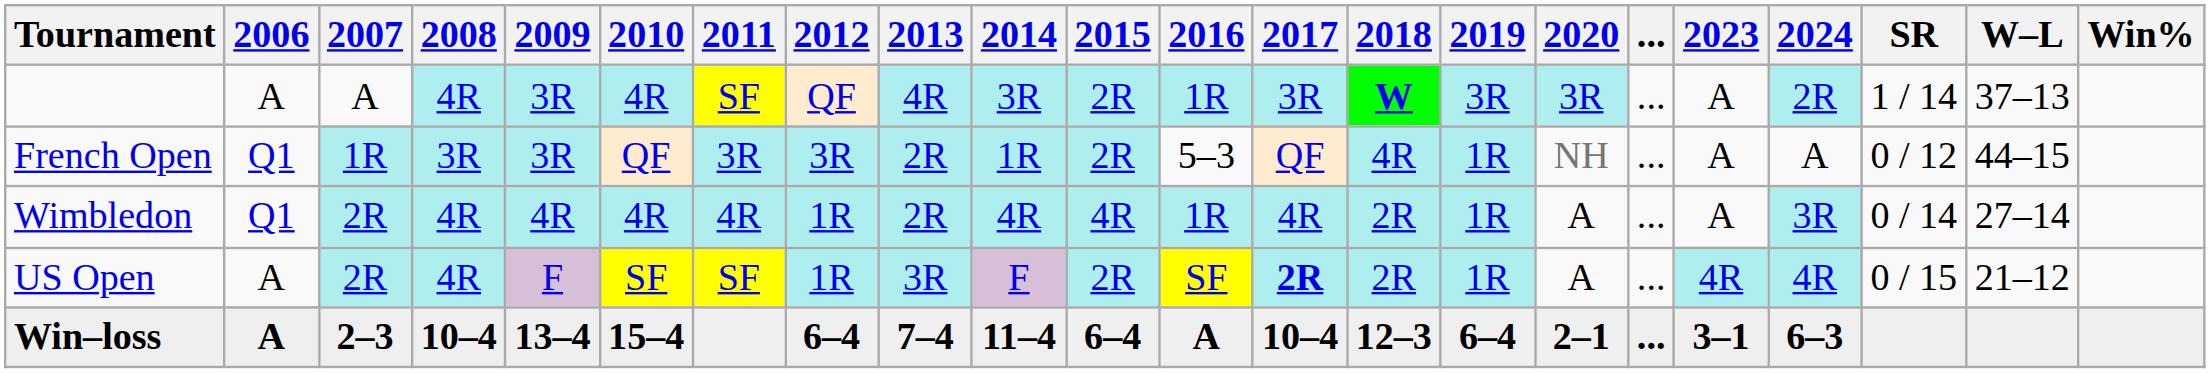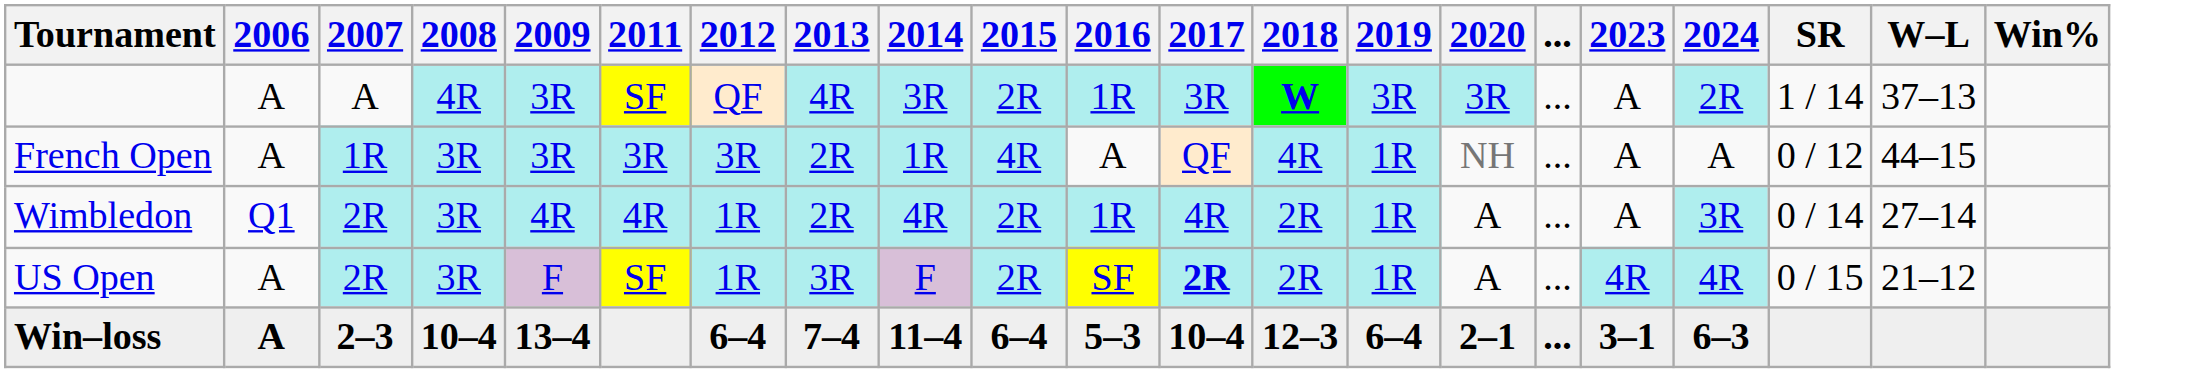- column: (646, 34)
(271, 155) Q1 -> (271, 155) A
(1113, 155) 2R -> (1019, 155) 4R
(1206, 155) 5–3 -> (1113, 155) A
(459, 215) 4R -> (459, 215) 3R
(1113, 215) 4R -> (1019, 215) 2R
(459, 276) 4R -> (459, 276) 3R
(1206, 336) A -> (1113, 336) 5–3
